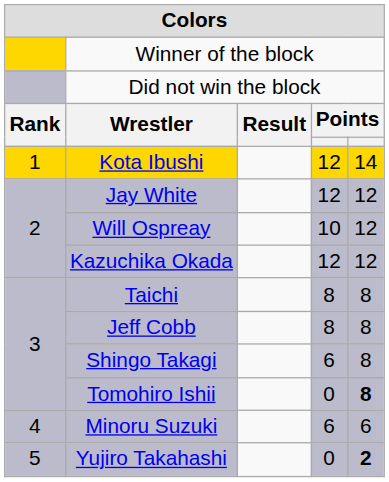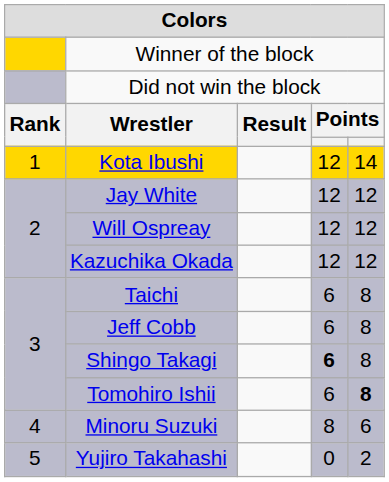(329, 228) 10 -> (329, 228) 12
(329, 294) 8 -> (329, 294) 6
(329, 327) 8 -> (329, 327) 6
(329, 360) normal -> (329, 360) bold
(329, 393) 0 -> (329, 393) 6
(329, 426) 6 -> (329, 426) 8
(366, 459) bold -> (366, 459) normal
